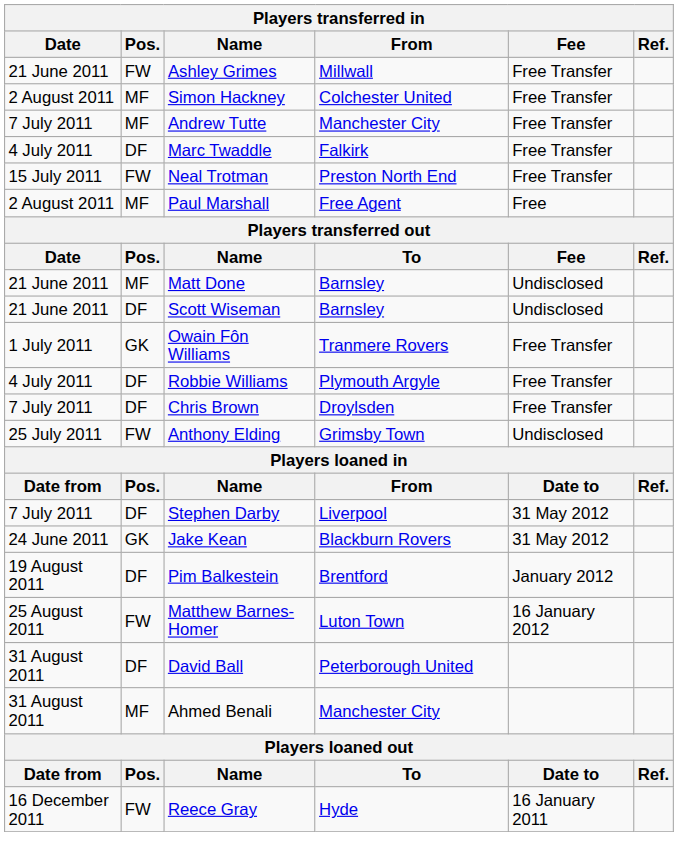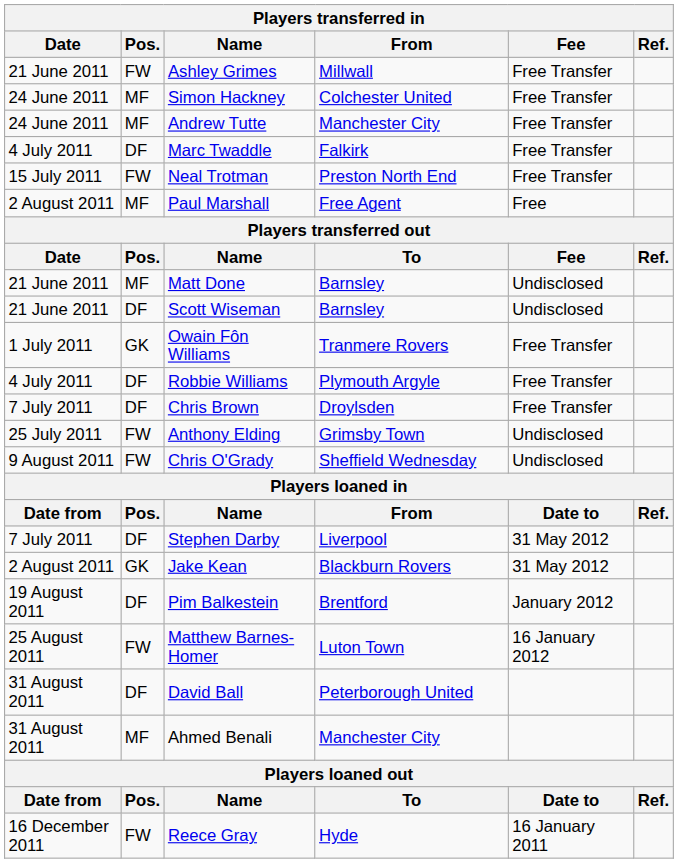(61, 97) 2 August 2011 -> (58, 97) 24 June 2011
(51, 124) 7 July 2011 -> (58, 124) 24 June 2011
+ row: (221, 460)
(58, 540) 24 June 2011 -> (61, 566) 2 August 2011
